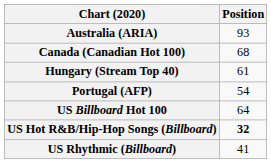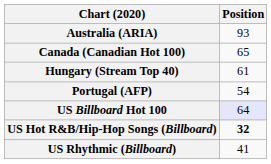(243, 52) 68 -> (243, 52) 65
(243, 110) no background -> (243, 110) lavender background
